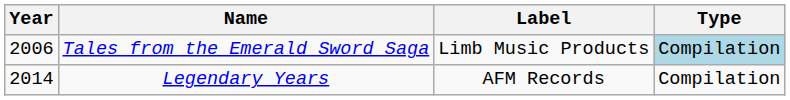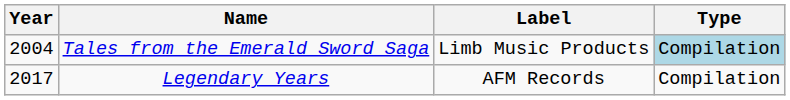(31, 50) 2006 -> (31, 50) 2004
(31, 80) 2014 -> (31, 80) 2017
